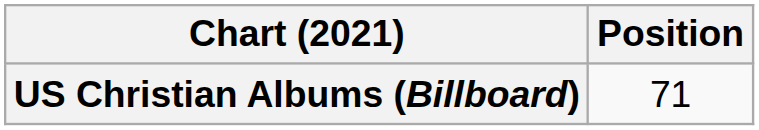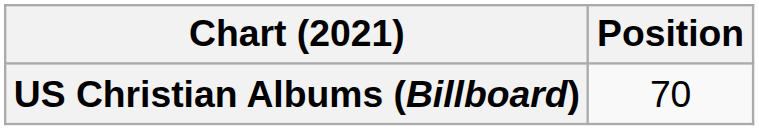(671, 93) 71 -> (671, 93) 70
